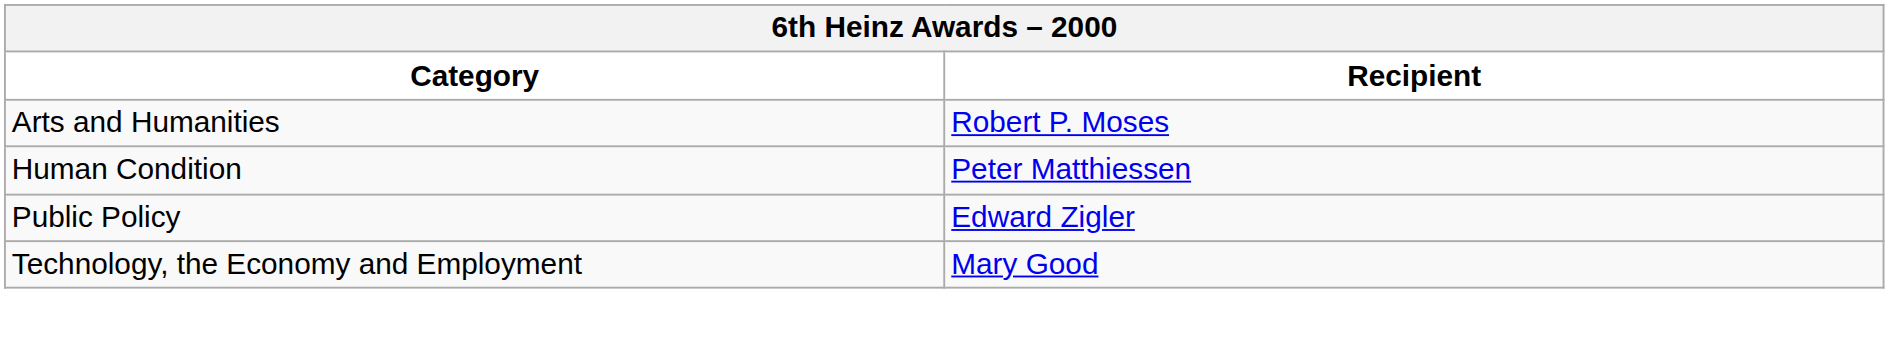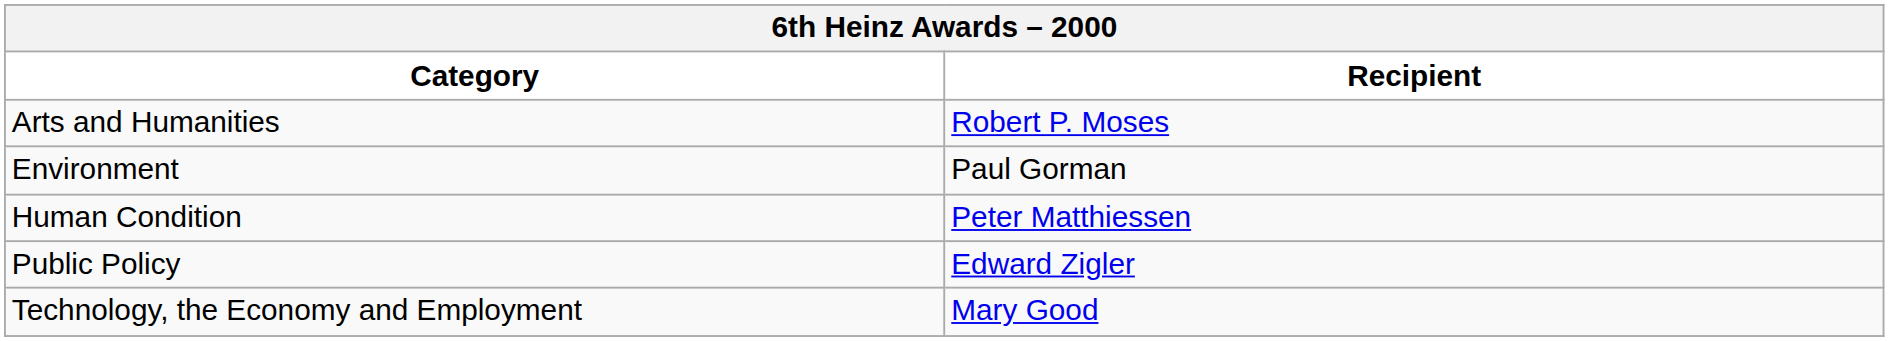+ row: (95, 169)
